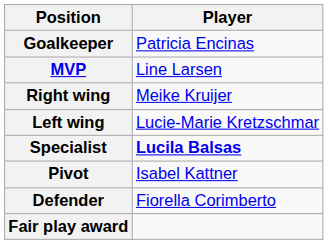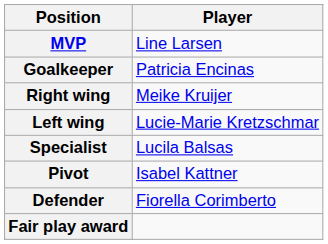rows swapped: (68, 69) <-> (68, 43)
(189, 148) bold -> (184, 148) normal
